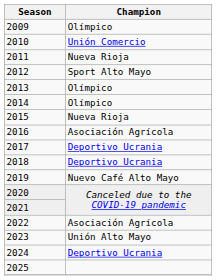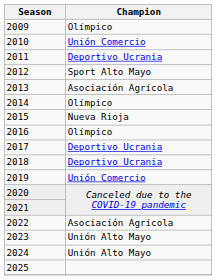(98, 57) Nueva Rioja -> (115, 57) Deportivo Ucrania
(90, 87) Olímpico -> (121, 87) Asociación Agrícola
(121, 132) Asociación Agrícola -> (90, 132) Olímpico
(123, 177) Nuevo Café Alto Mayo -> (107, 177) Unión Comercio
(115, 253) Deportivo Ucrania -> (109, 253) Unión Alto Mayo
